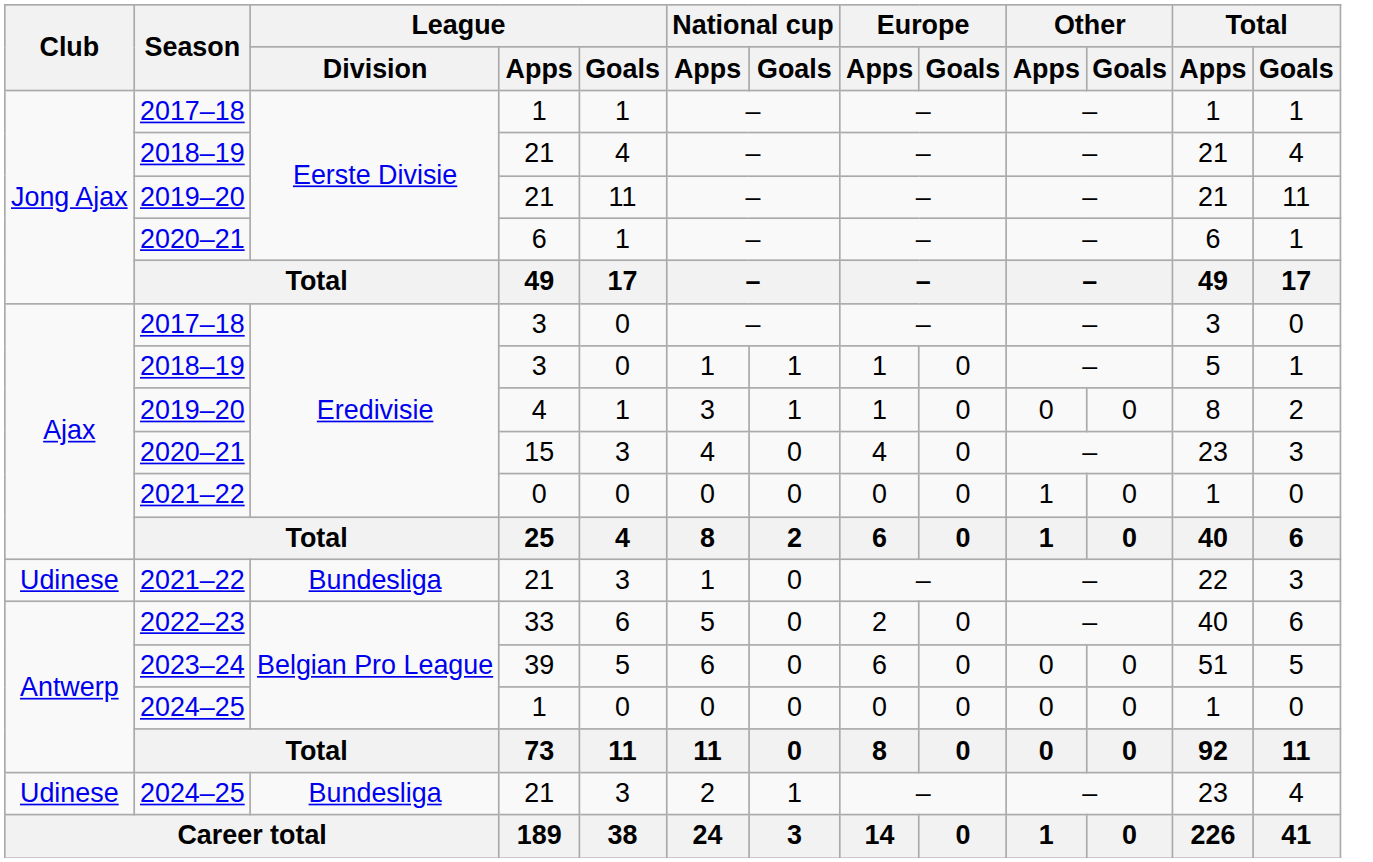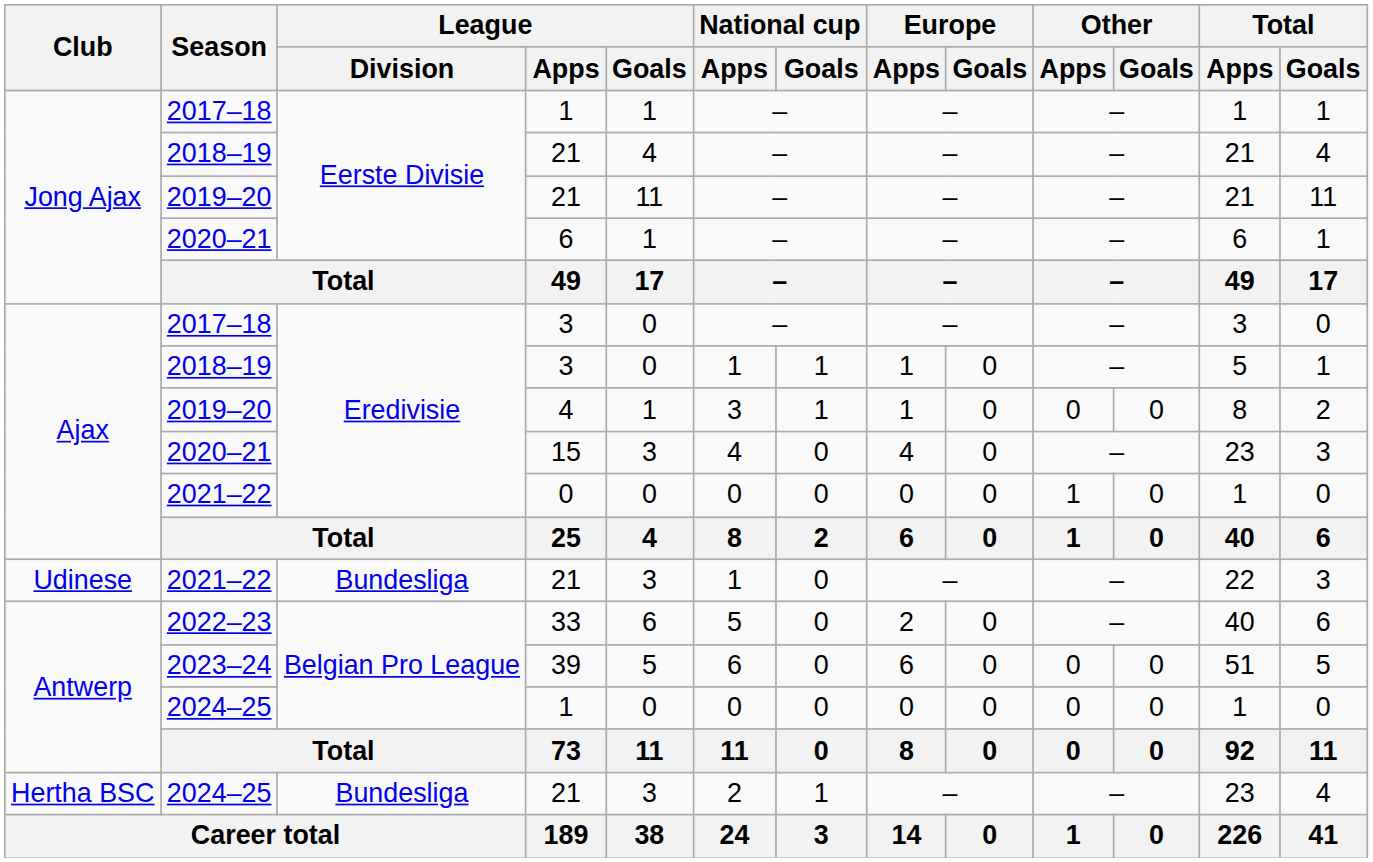(69, 793) Udinese -> (83, 793) Hertha BSC
